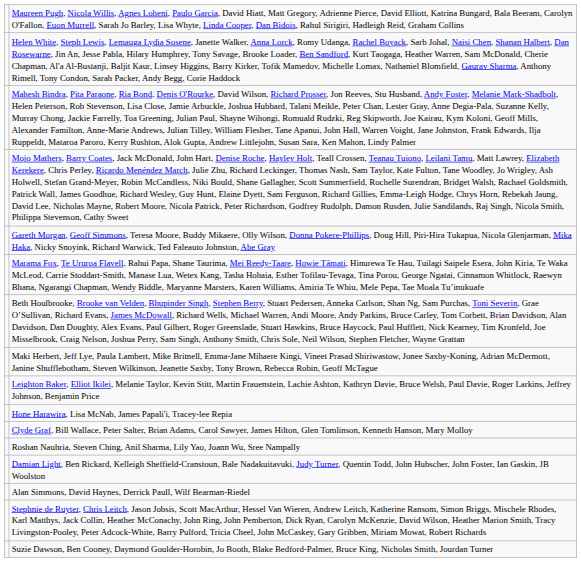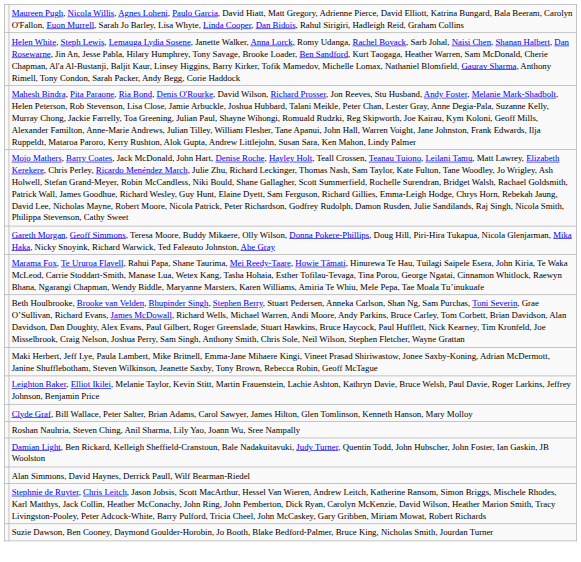- row: (122, 413)
